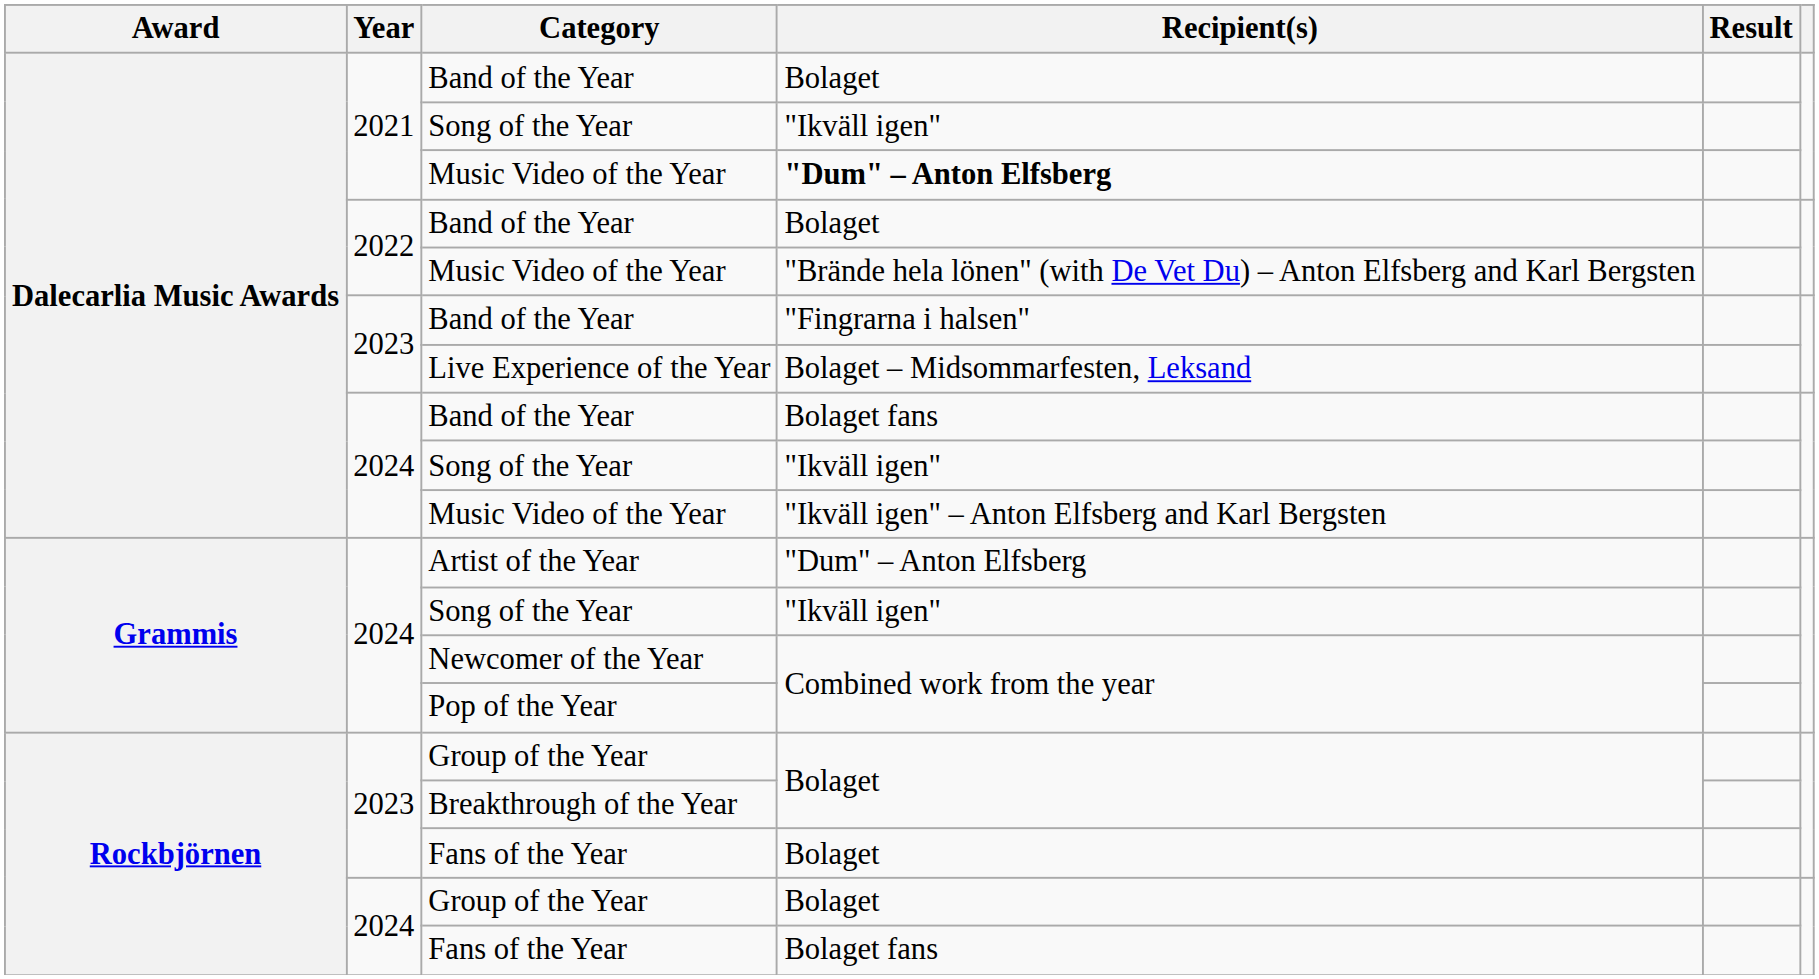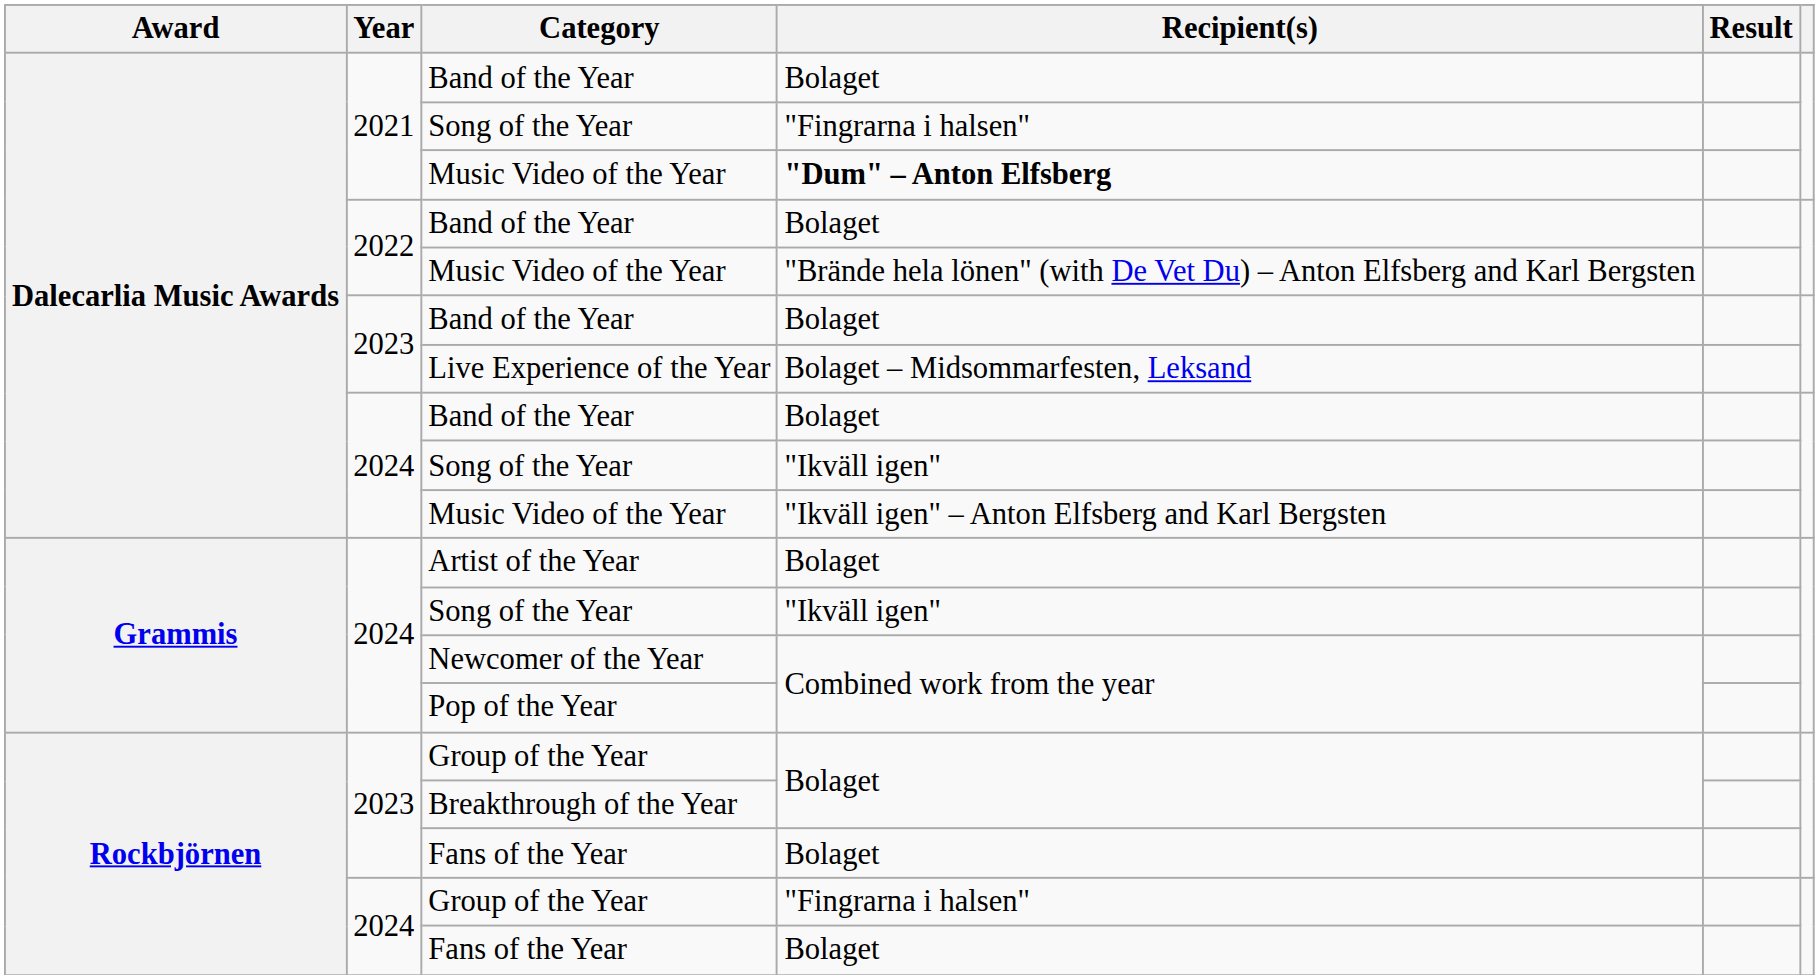(863, 125) "Ikväll igen" -> (907, 125) "Fingrarna i halsen"
(907, 319) "Fingrarna i halsen" -> (832, 319) Bolaget
(861, 416) Bolaget fans -> (832, 416) Bolaget
(935, 561) "Dum" – Anton Elfsberg -> (832, 561) Bolaget
(832, 901) Bolaget -> (907, 901) "Fingrarna i halsen"
(861, 949) Bolaget fans -> (832, 949) Bolaget
